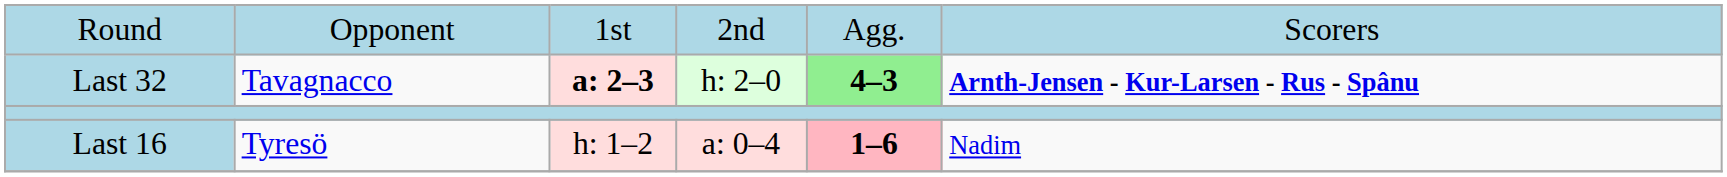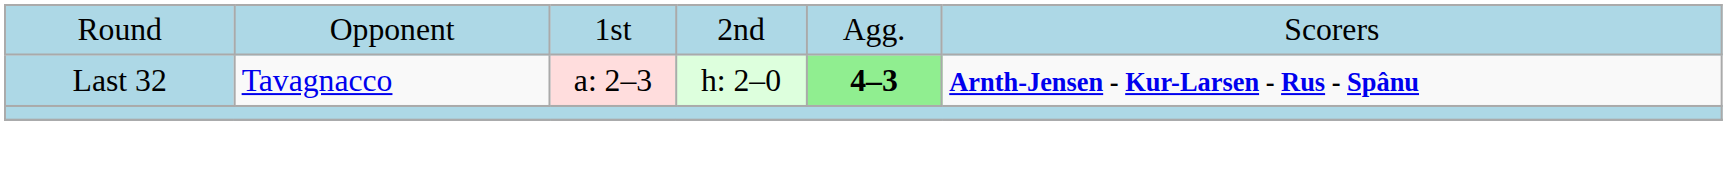(613, 79) bold -> (613, 79) normal
- row: (120, 144)
